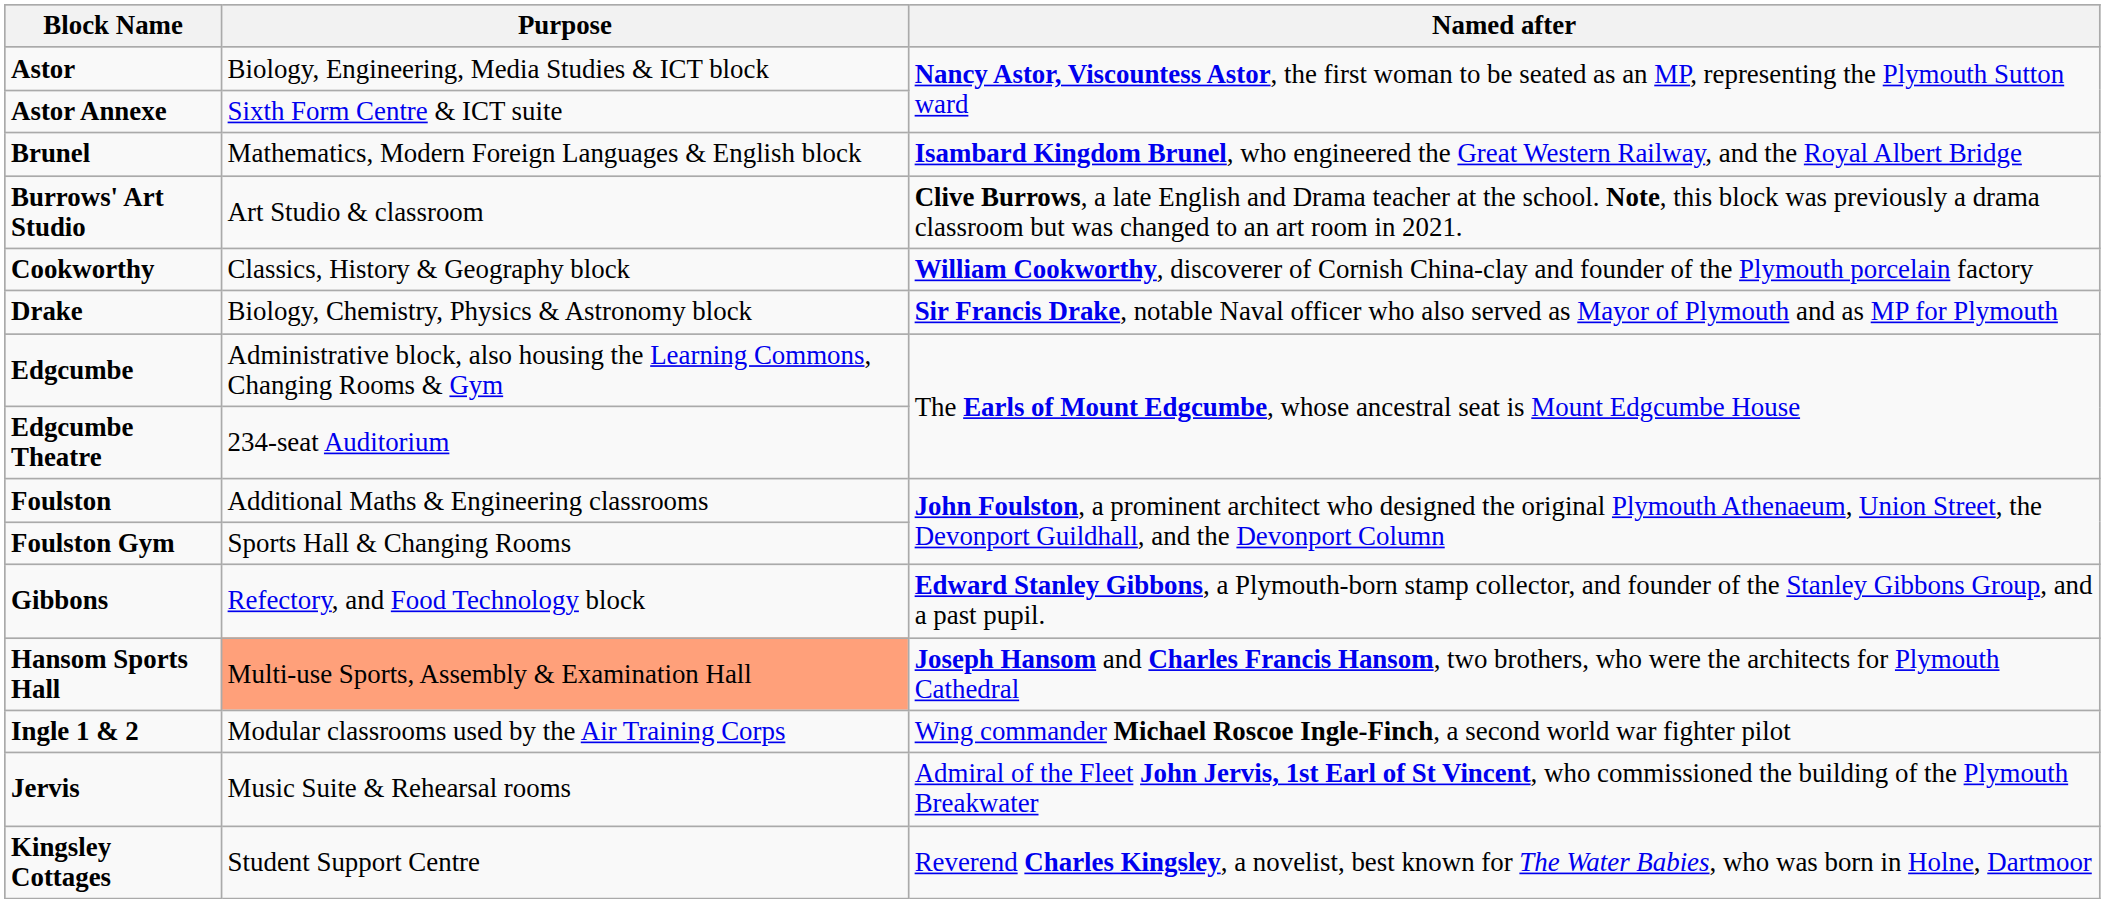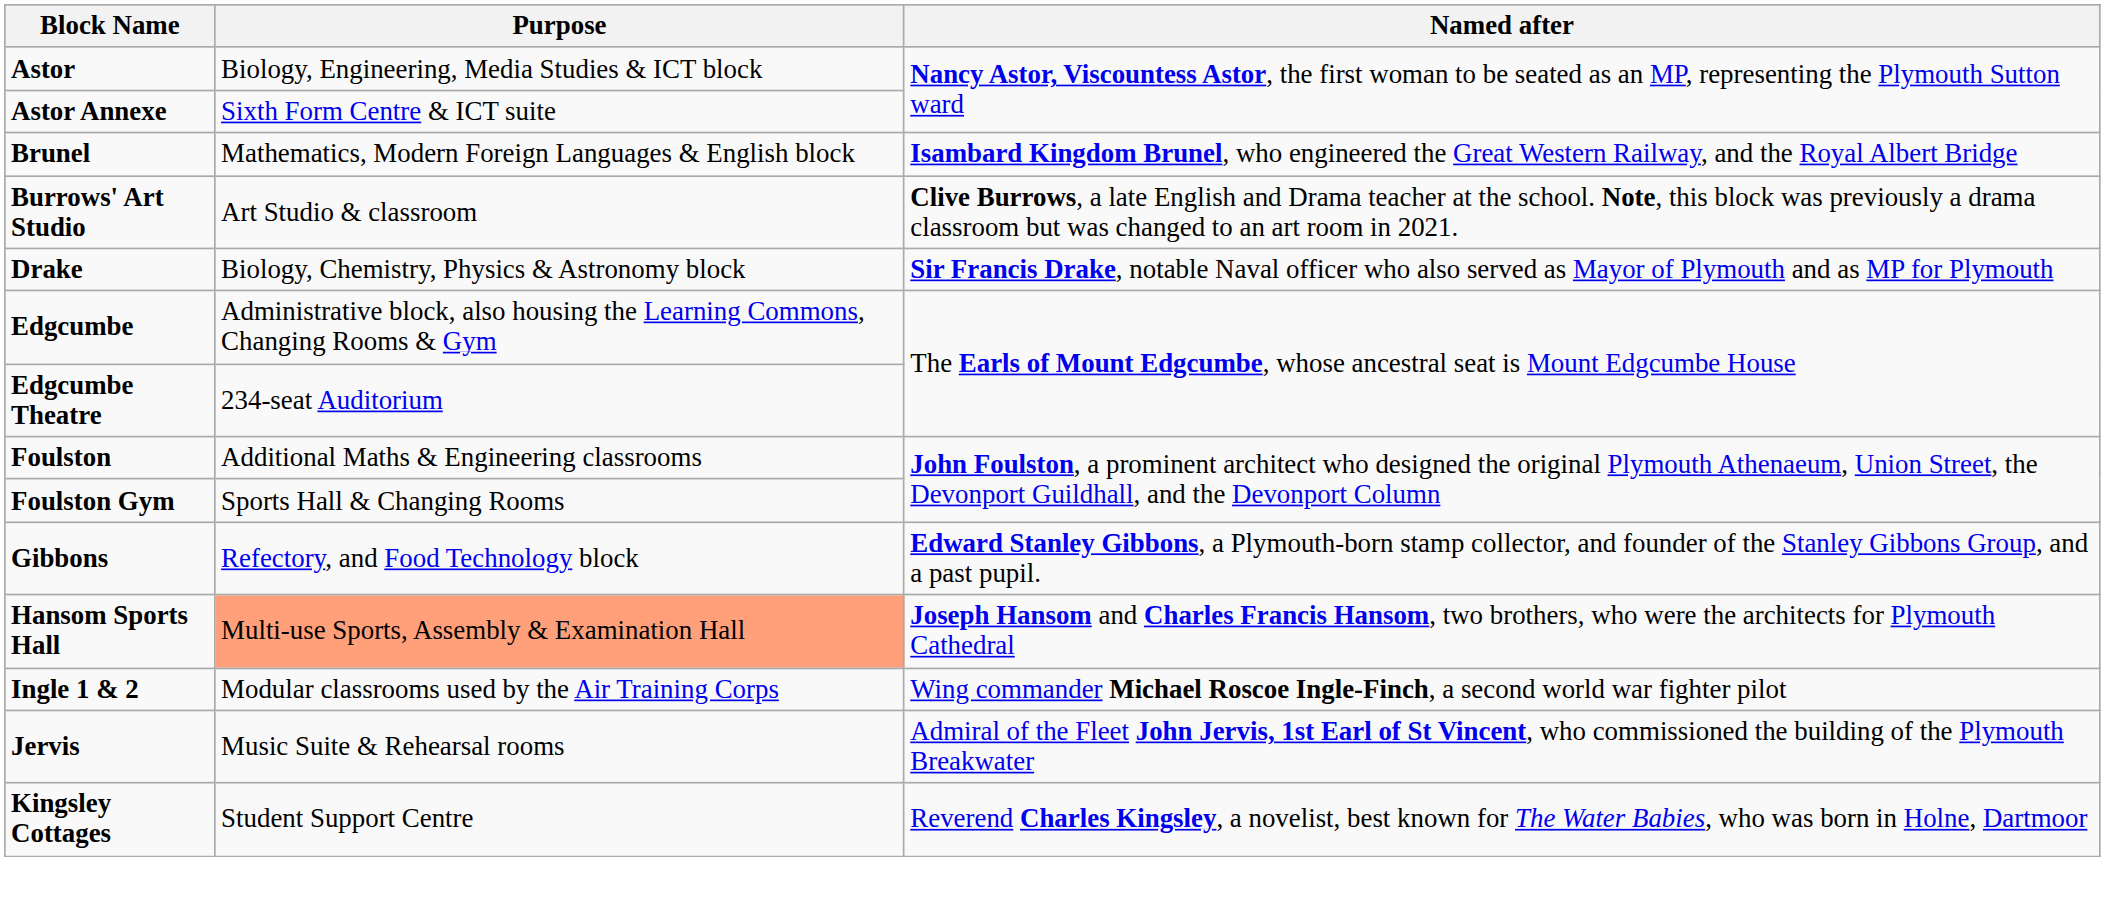- row: (83, 269)
